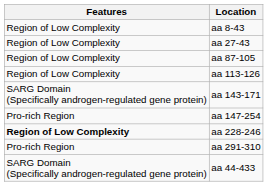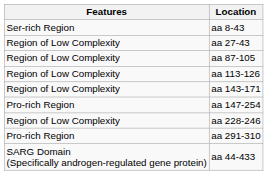(63, 27) Region of Low Complexity -> (40, 27) Ser-rich Region
(107, 95) SARG Domain (Specifically androgen-regulated gene protein) -> (63, 89) Region of Low Complexity
(68, 131) bold -> (63, 120) normal
